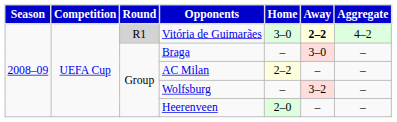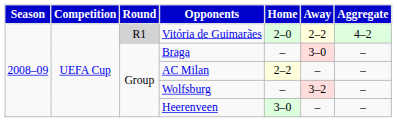(282, 33) 3–0 -> (282, 33) 2–0
(317, 33) bold -> (317, 33) normal
(282, 107) 2–0 -> (282, 107) 3–0
